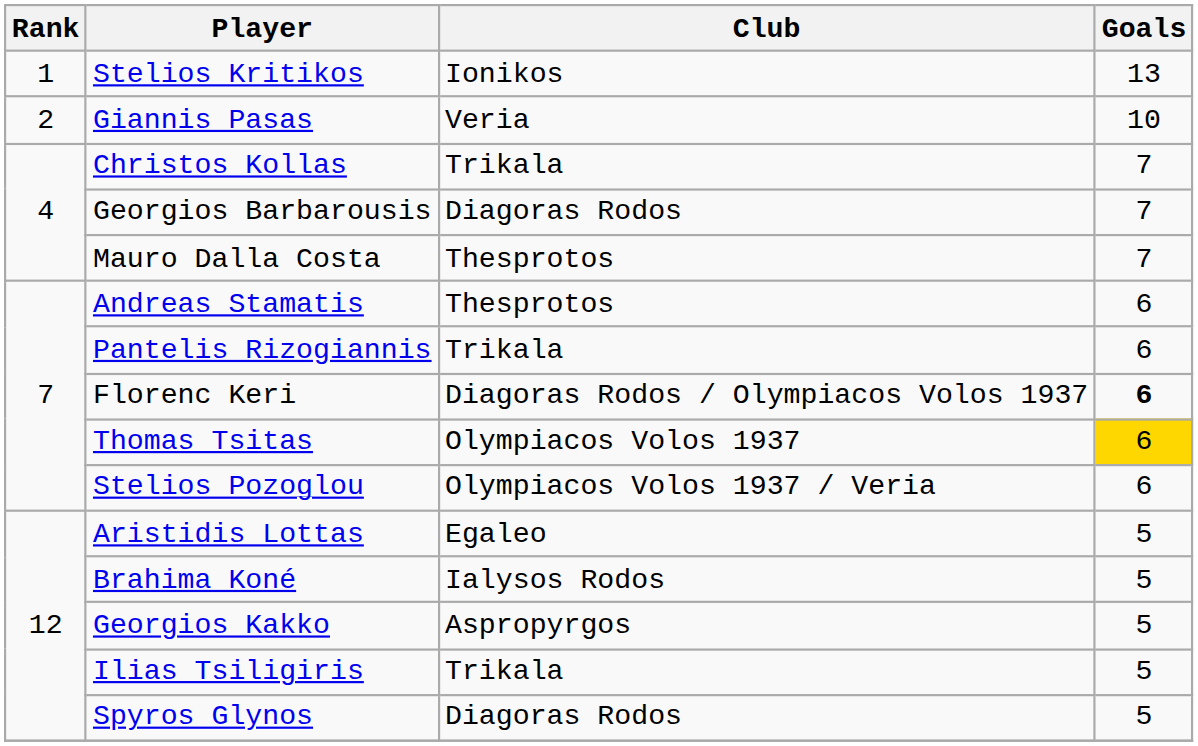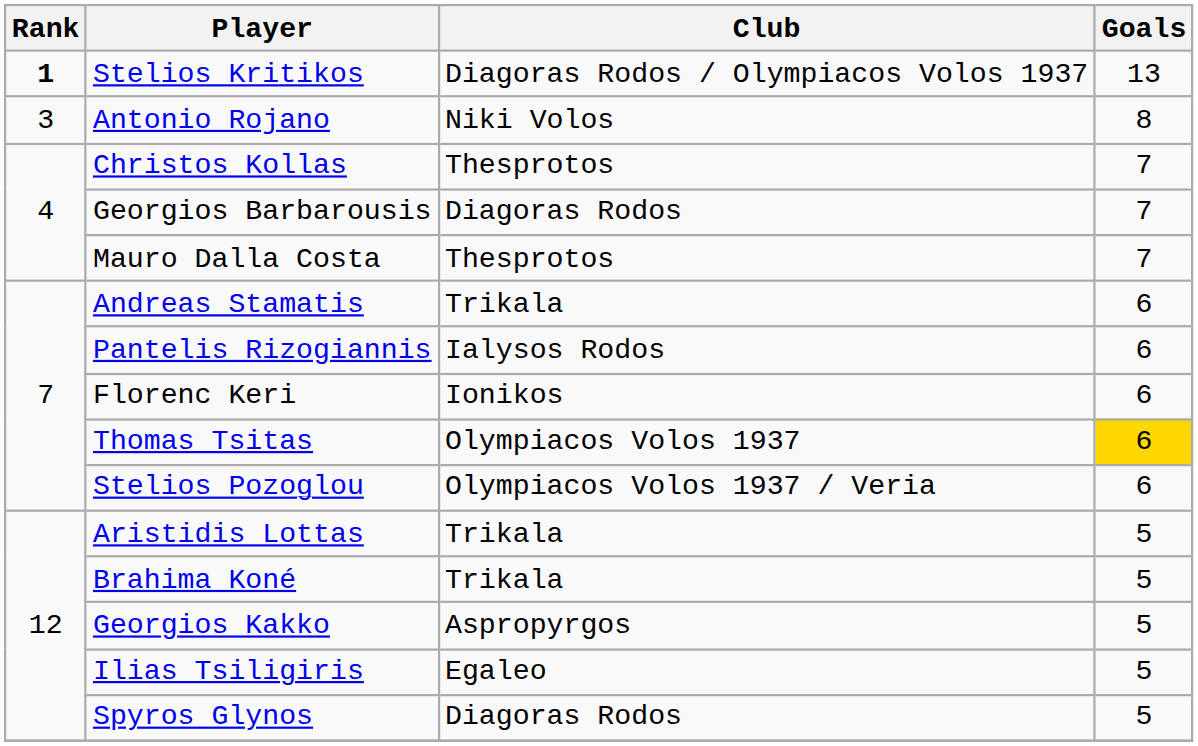(46, 74) normal -> (46, 74) bold
(504, 74) Ionikos -> (767, 74) Diagoras Rodos / Olympiacos Volos 1937
- row: (203, 120)
+ row: (211, 120)
(504, 166) Trikala -> (530, 166) Thesprotos
(530, 304) Thesprotos -> (504, 304) Trikala
(504, 350) Trikala -> (555, 350) Ialysos Rodos
(767, 396) Diagoras Rodos / Olympiacos Volos 1937 -> (504, 396) Ionikos
(1144, 396) bold -> (1144, 396) normal
(496, 534) Egaleo -> (504, 534) Trikala
(555, 580) Ialysos Rodos -> (504, 580) Trikala
(504, 672) Trikala -> (496, 672) Egaleo
